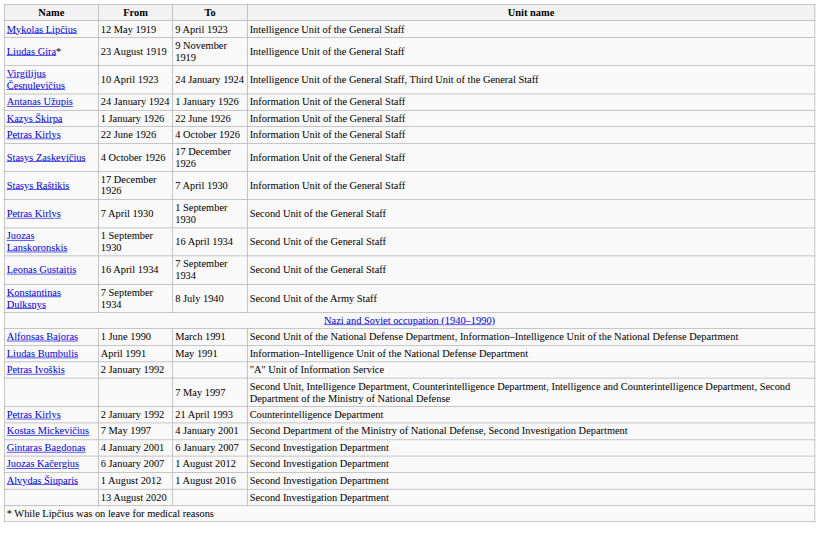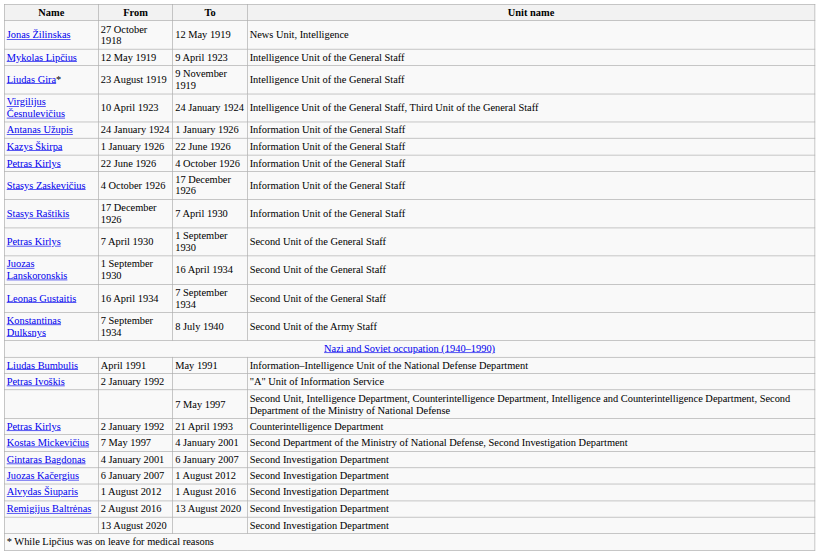+ row: (124, 35)
- row: (126, 337)
+ row: (131, 509)
